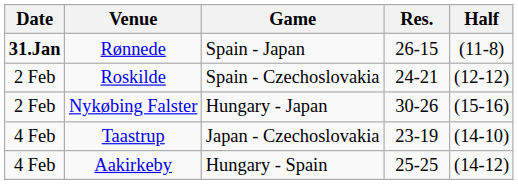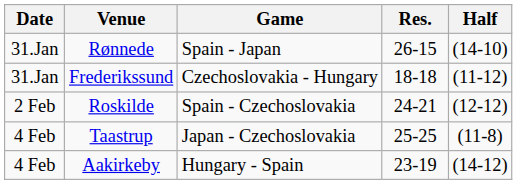(35, 48) bold -> (35, 48) normal
(482, 48) (11-8) -> (480, 48) (14-10)
+ row: (121, 77)
- row: (133, 106)
(417, 135) 23-19 -> (415, 135) 25-25
(482, 135) (14-10) -> (480, 135) (11-8)
(417, 164) 25-25 -> (415, 164) 23-19
